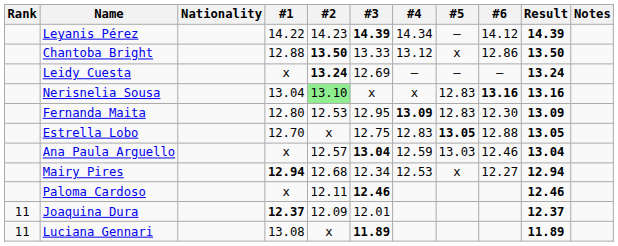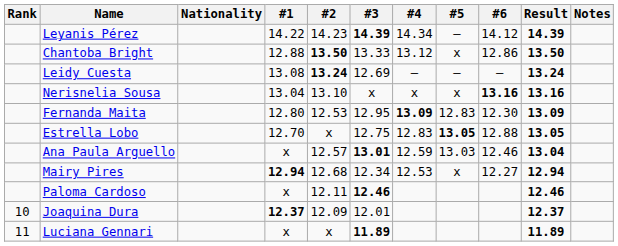(286, 74) x -> (286, 74) 13.08
(329, 94) lightgreen background -> (329, 94) no background
(457, 94) 12.83 -> (457, 94) x
(372, 153) 13.04 -> (372, 153) 13.01
(22, 212) 11 -> (22, 212) 10
(286, 232) 13.08 -> (286, 232) x
